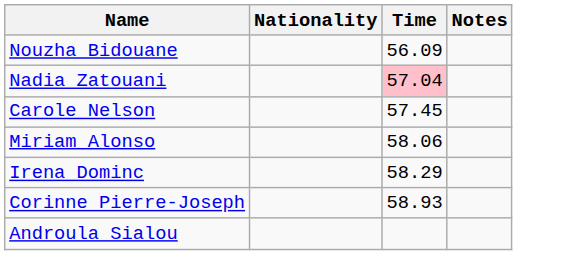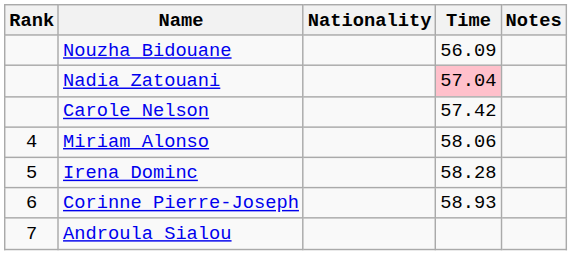+ column: (32, 20)
(415, 112) 57.45 -> (468, 112) 57.42
(415, 173) 58.29 -> (468, 173) 58.28
